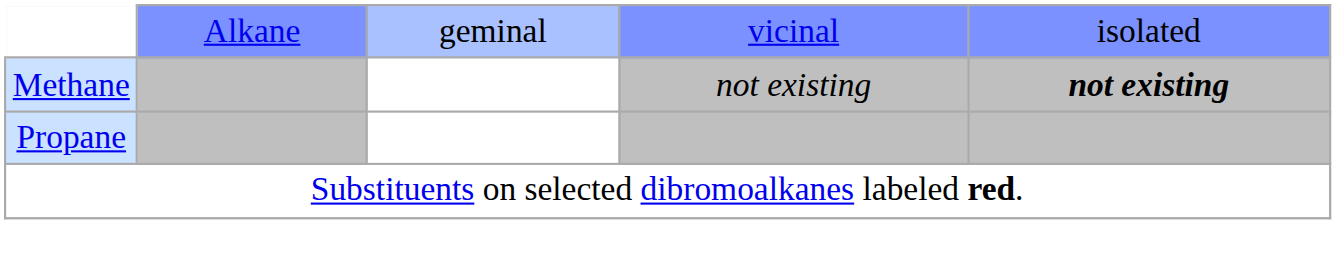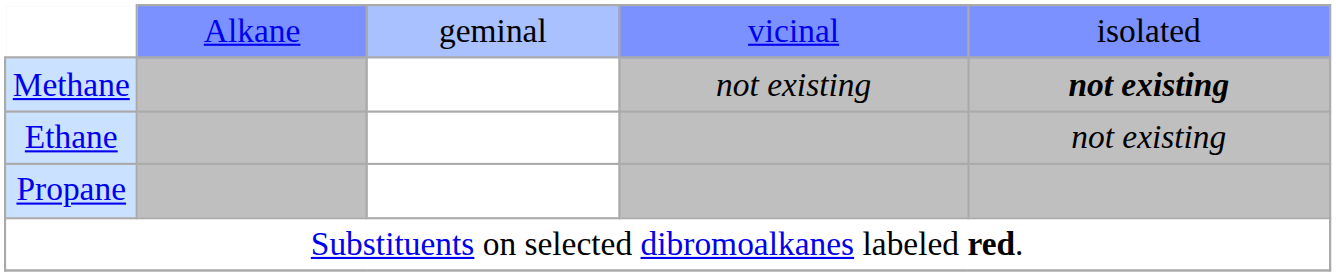+ row: (71, 137)
